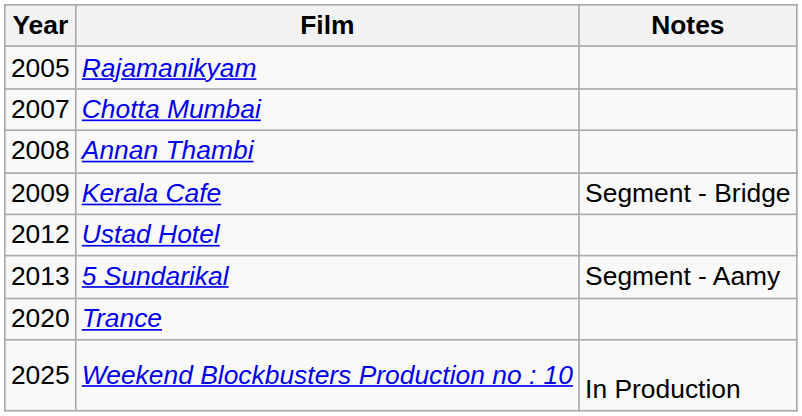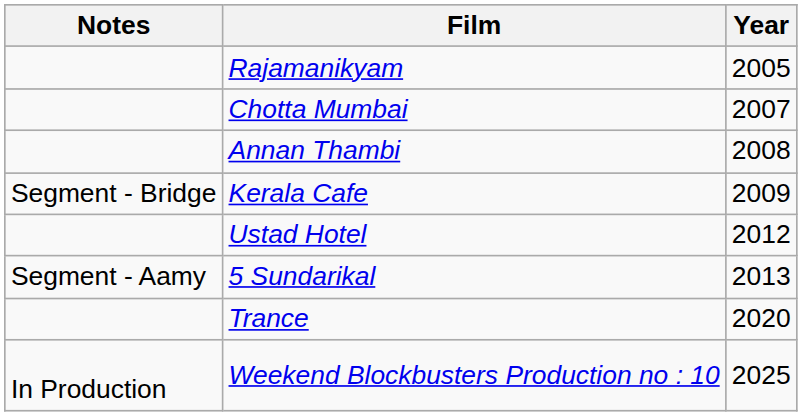columns swapped: (40, 25) <-> (688, 25)
